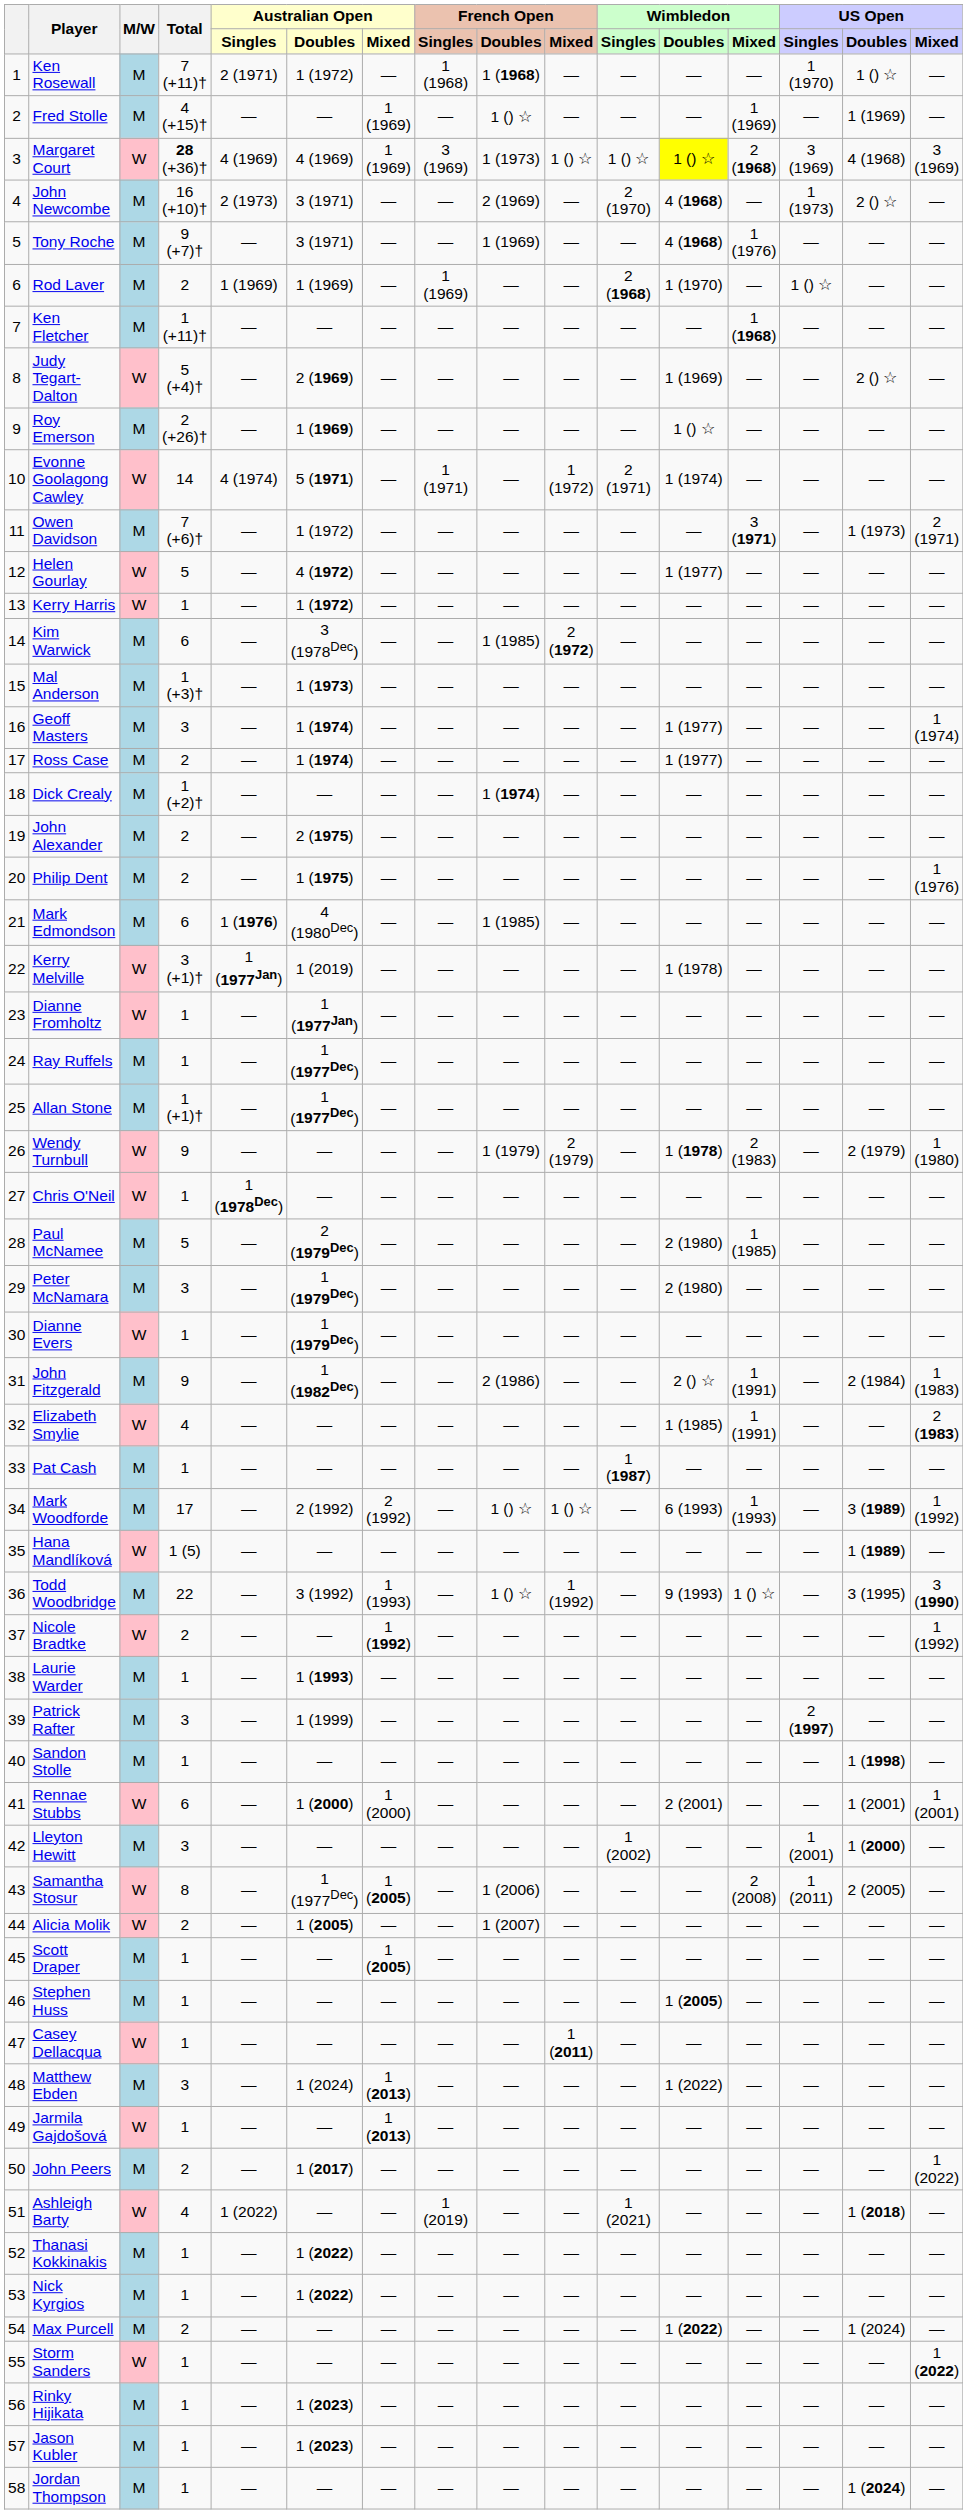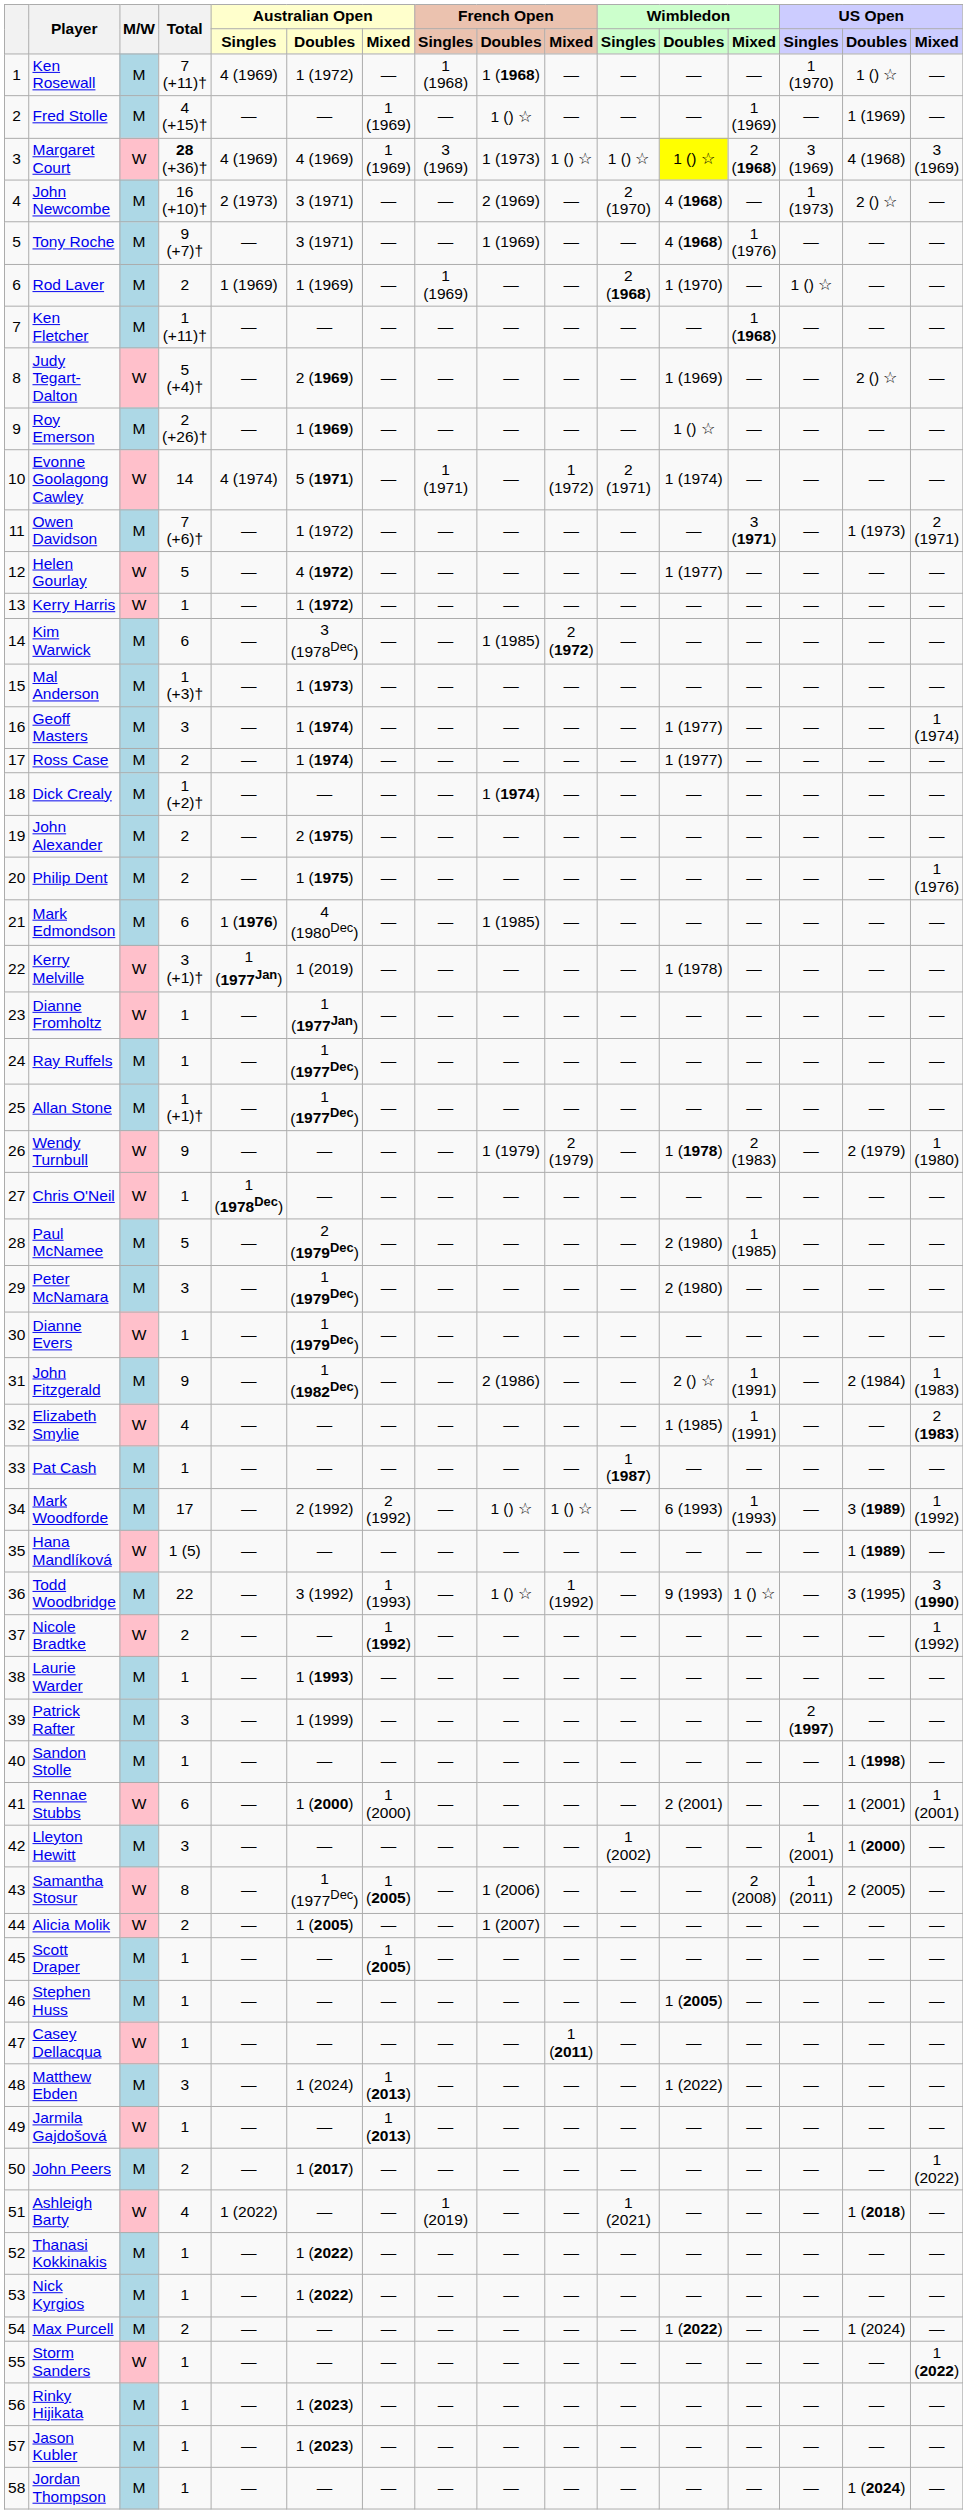(249, 74) 2 (1971) -> (249, 74) 4 (1969)
